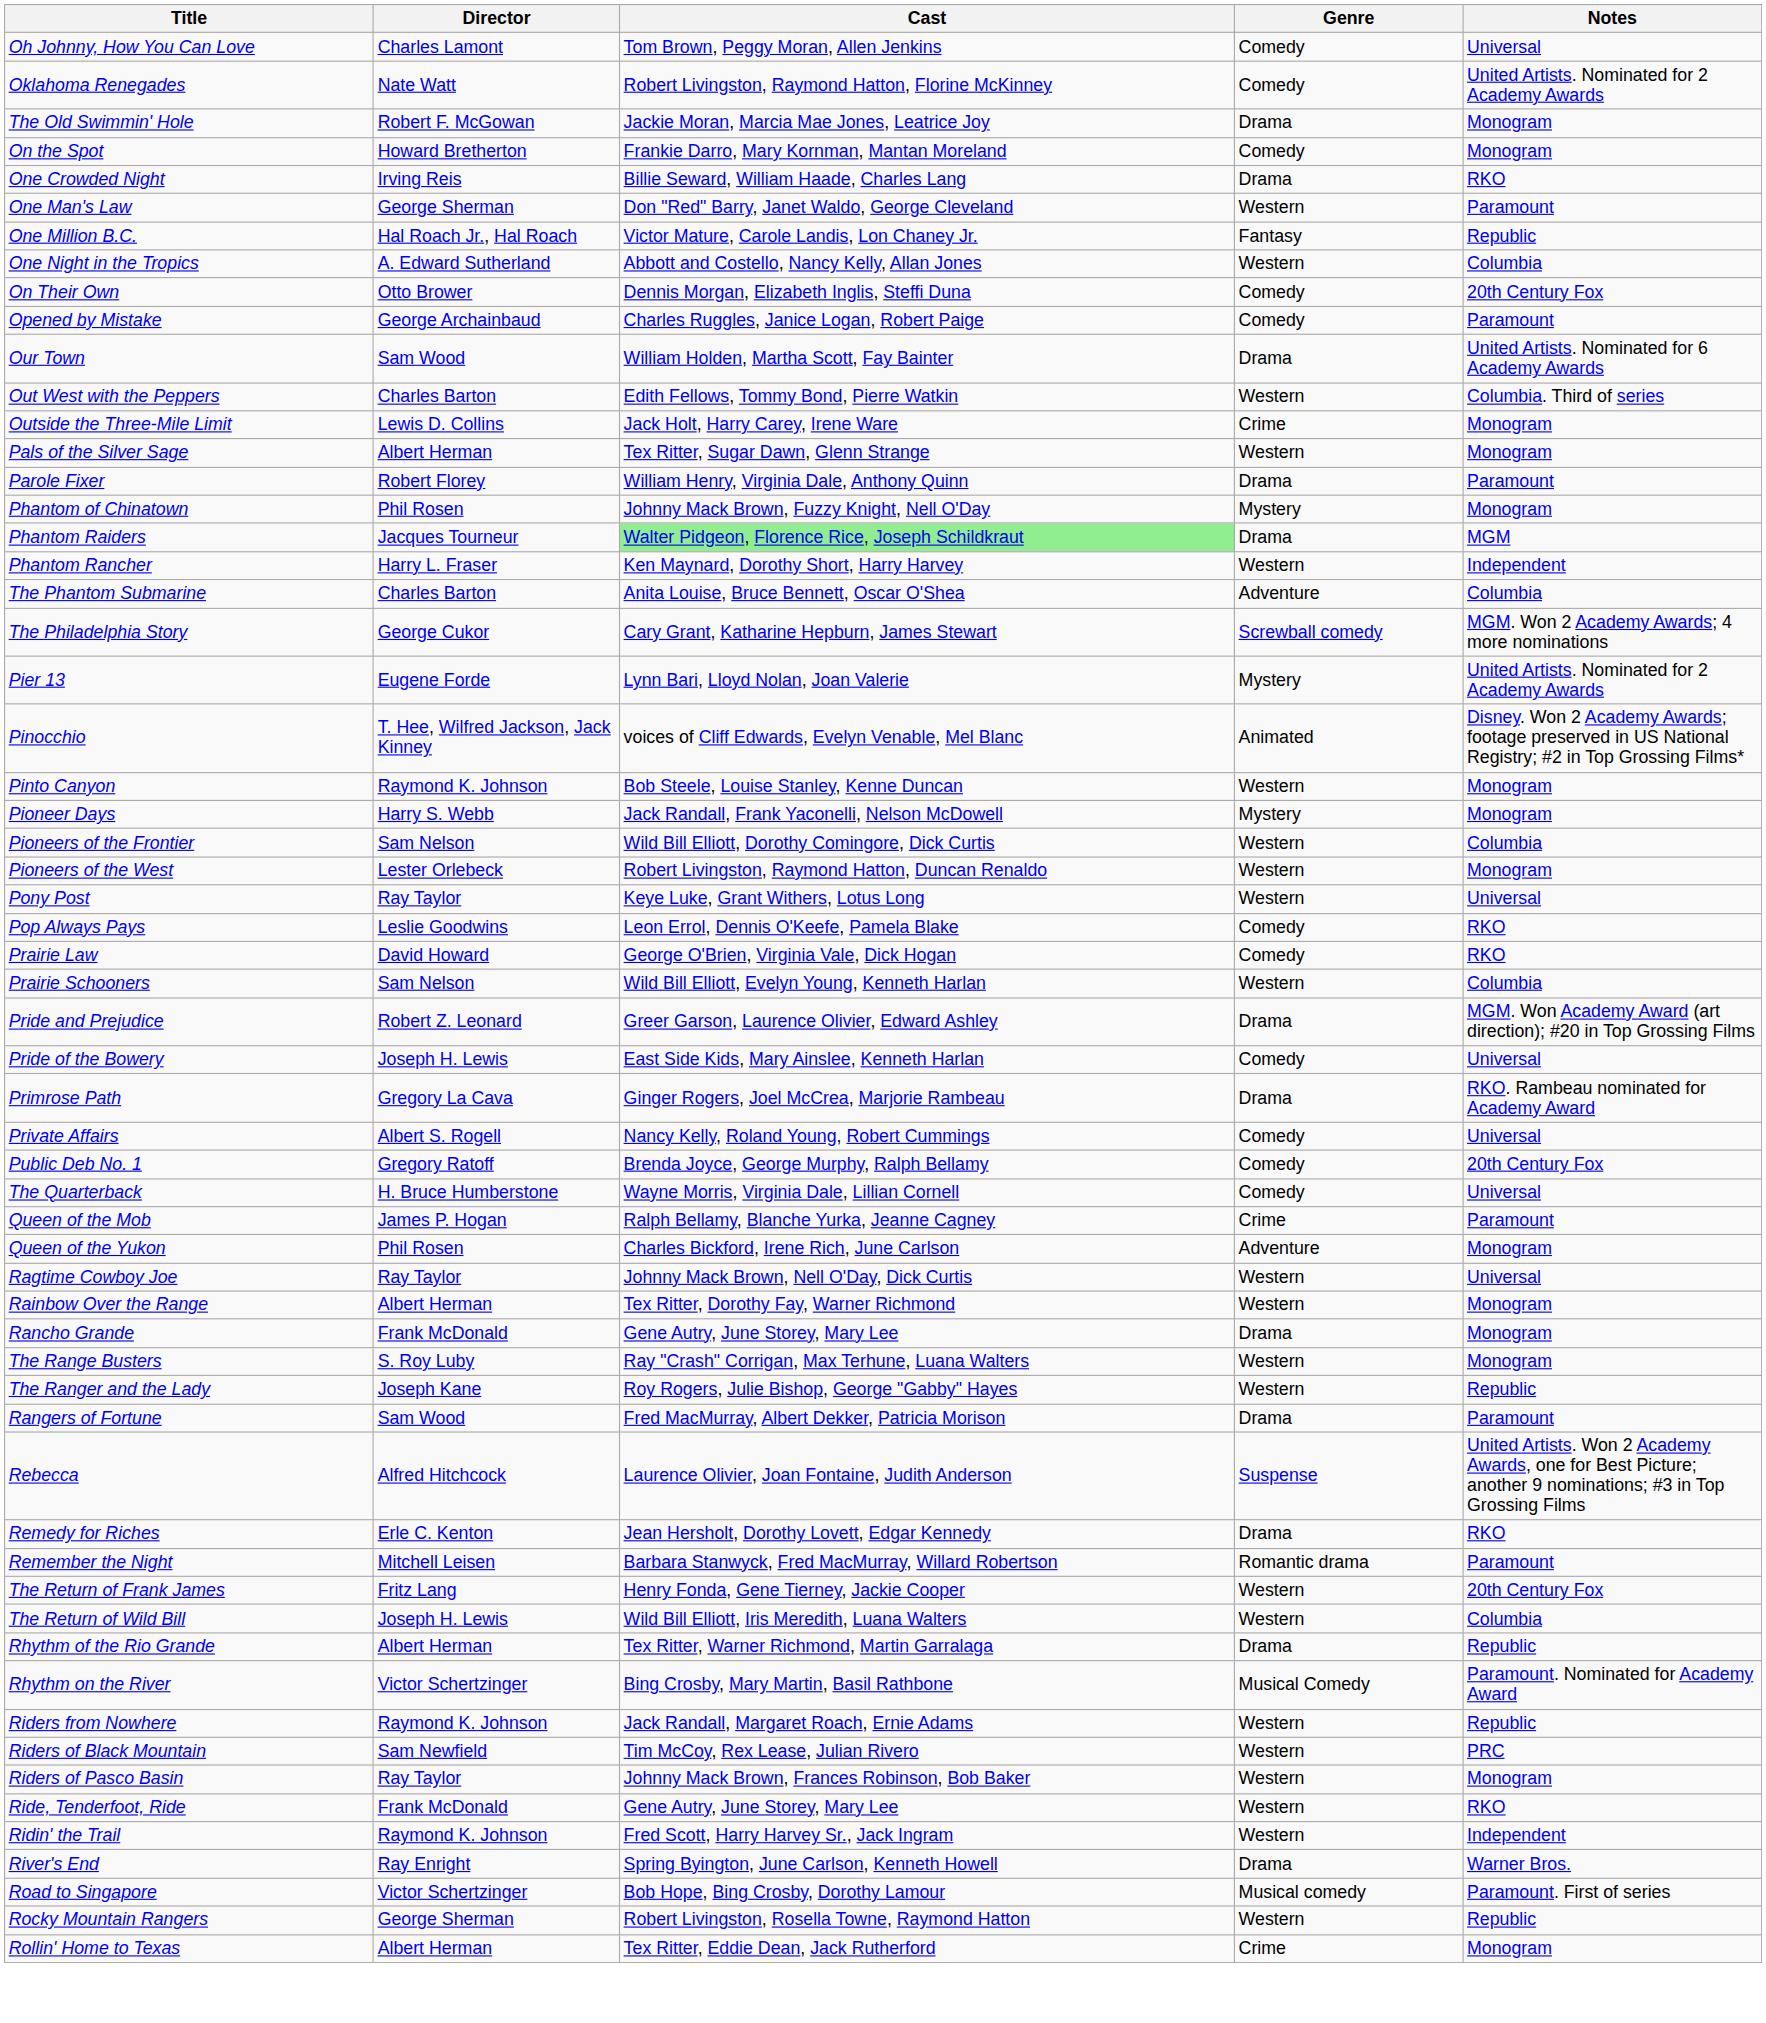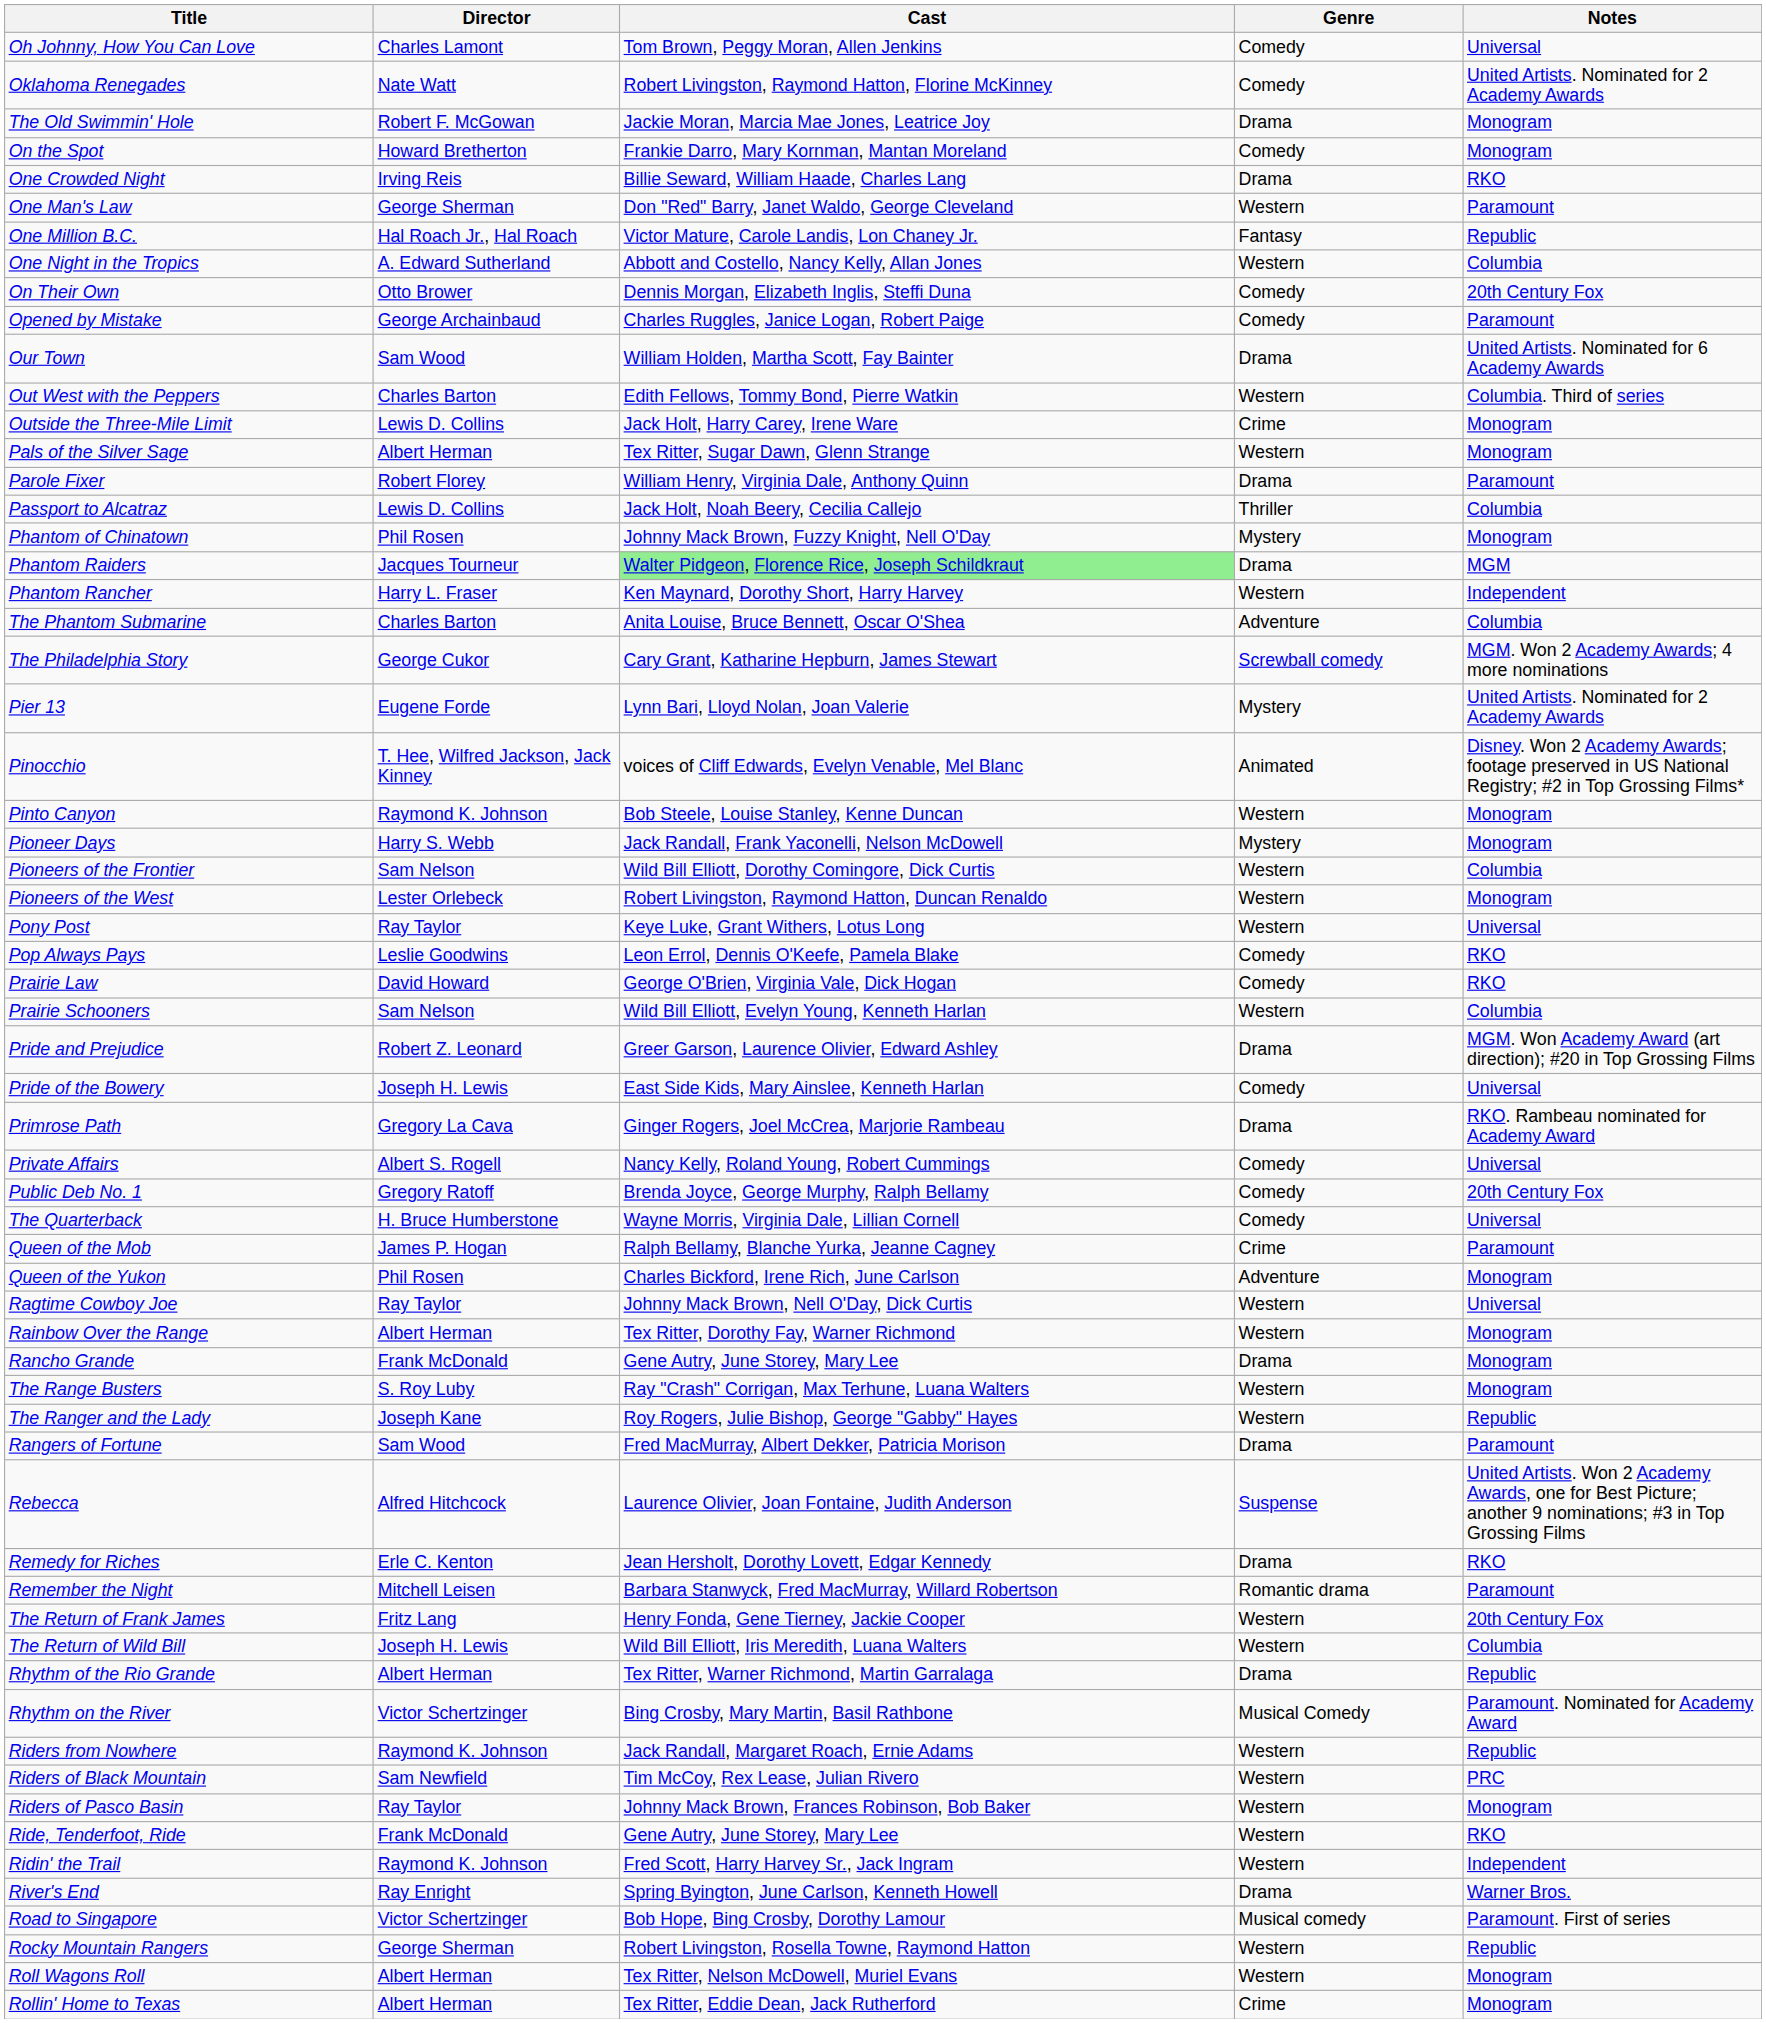+ row: (88, 509)
+ row: (77, 1976)
